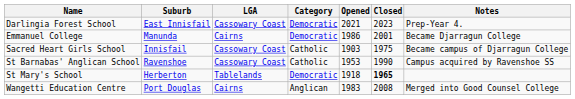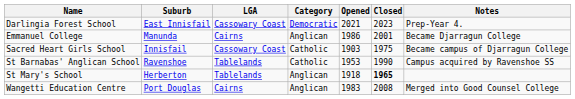(314, 37) Democratic -> (309, 37) Anglican
(250, 62) Cassowary Coast -> (238, 62) Tablelands
(314, 75) Democratic -> (309, 75) Anglican
